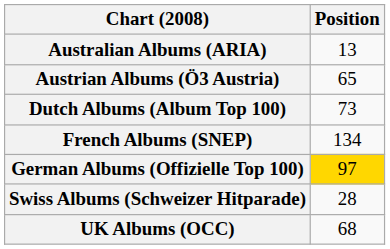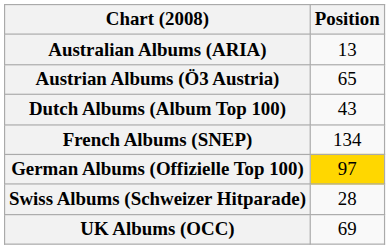(347, 109) 73 -> (347, 109) 43
(347, 229) 68 -> (347, 229) 69
